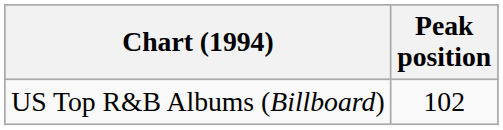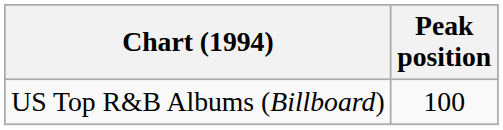(444, 101) 102 -> (444, 101) 100
